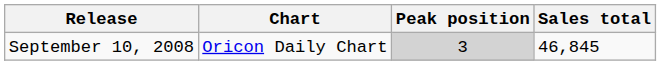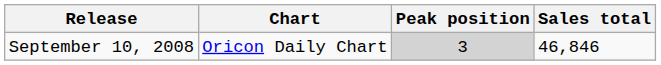(569, 47) 46,845 -> (569, 47) 46,846
